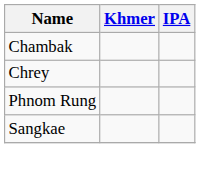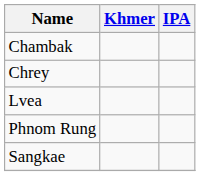+ row: (25, 101)
